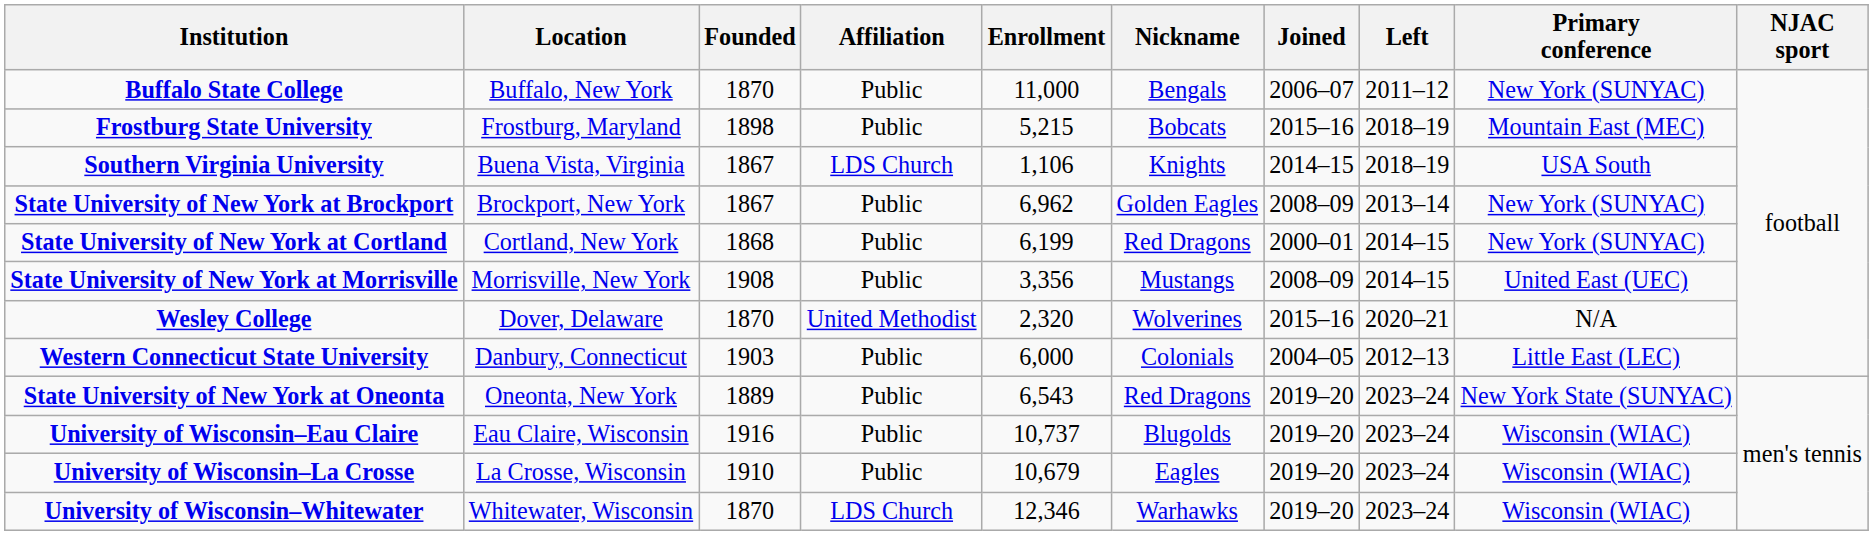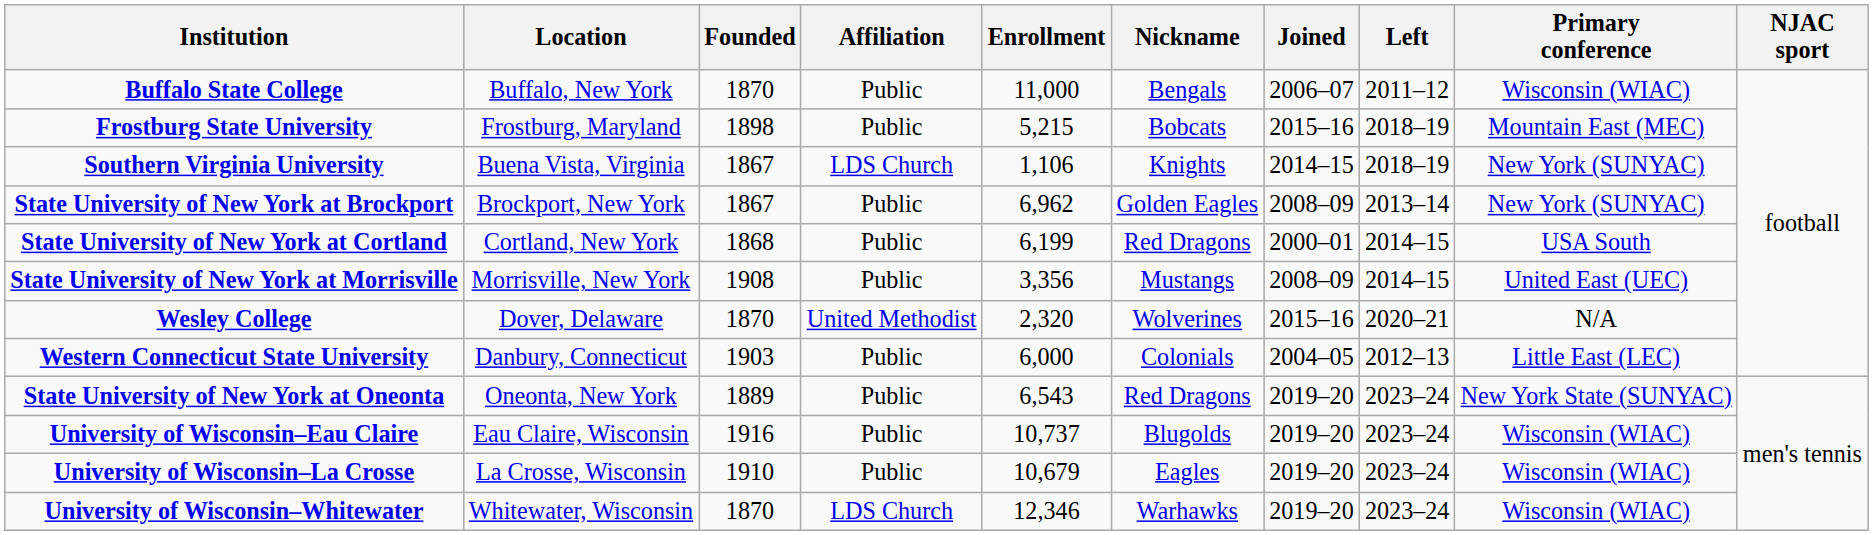(1596, 89) New York (SUNYAC) -> (1596, 89) Wisconsin (WIAC)
(1596, 165) USA South -> (1596, 165) New York (SUNYAC)
(1596, 242) New York (SUNYAC) -> (1596, 242) USA South
